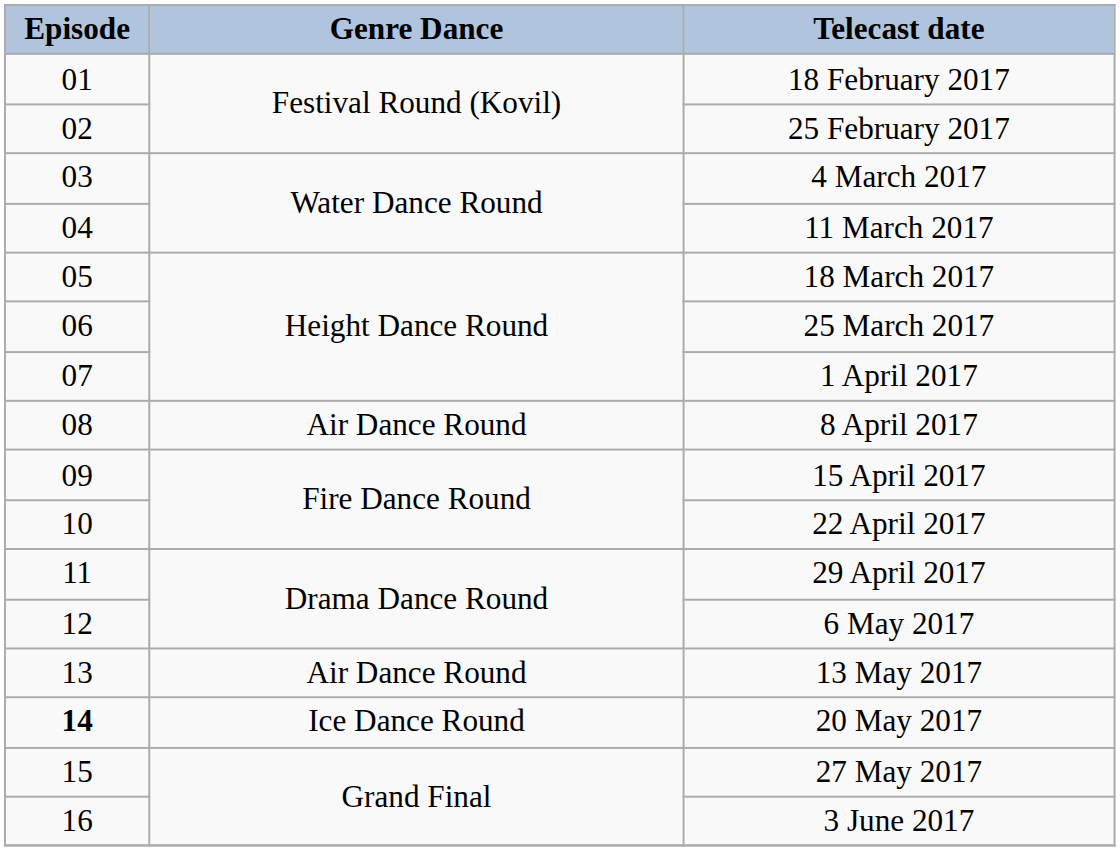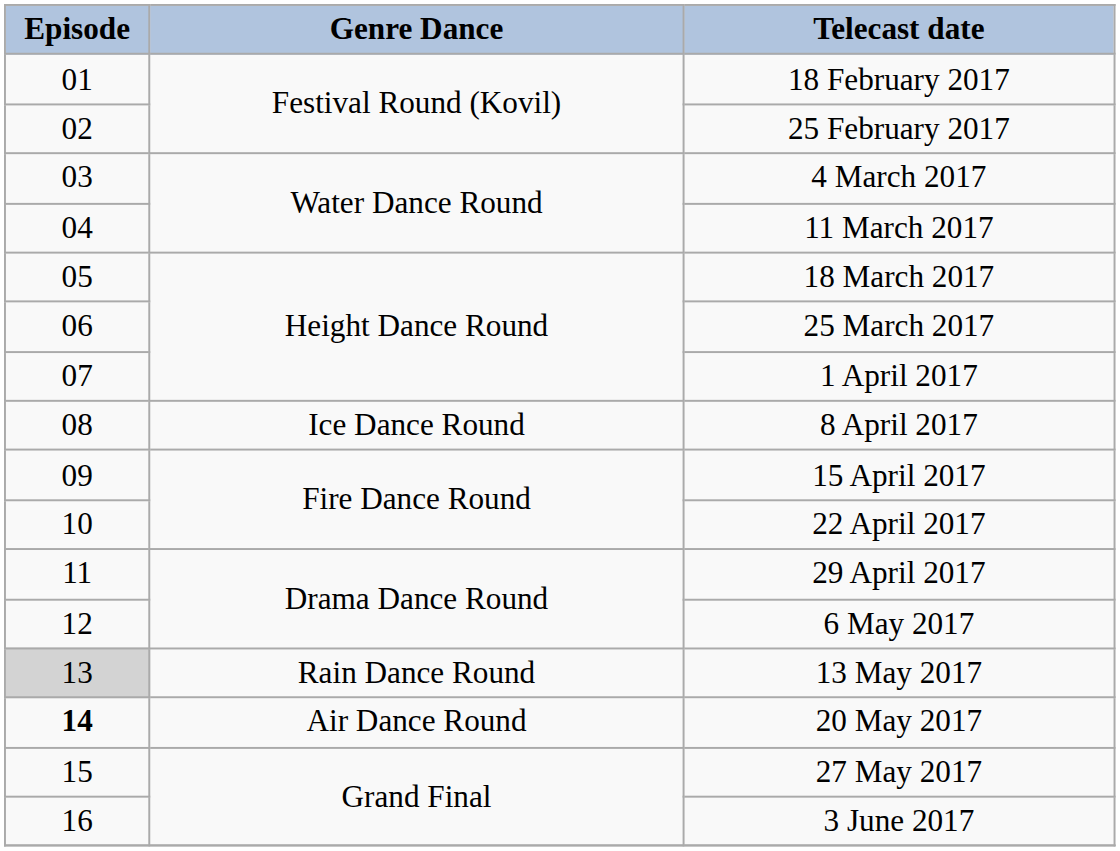(417, 425) Air Dance Round -> (417, 425) Ice Dance Round
(77, 672) no background -> (77, 672) lightgrey background
(417, 672) Air Dance Round -> (417, 672) Rain Dance Round
(417, 721) Ice Dance Round -> (417, 721) Air Dance Round
